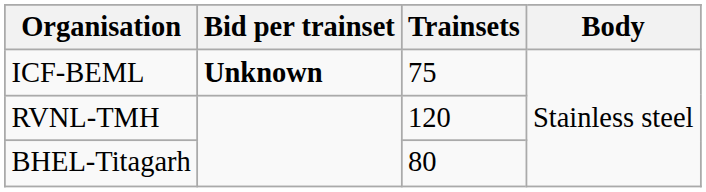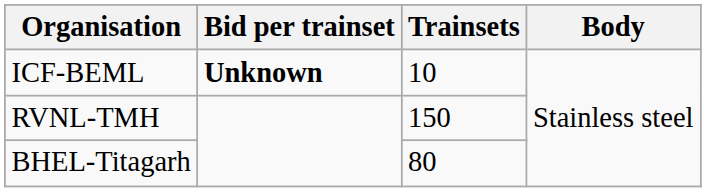(422, 72) 75 -> (422, 72) 10
(429, 117) 120 -> (429, 117) 150
